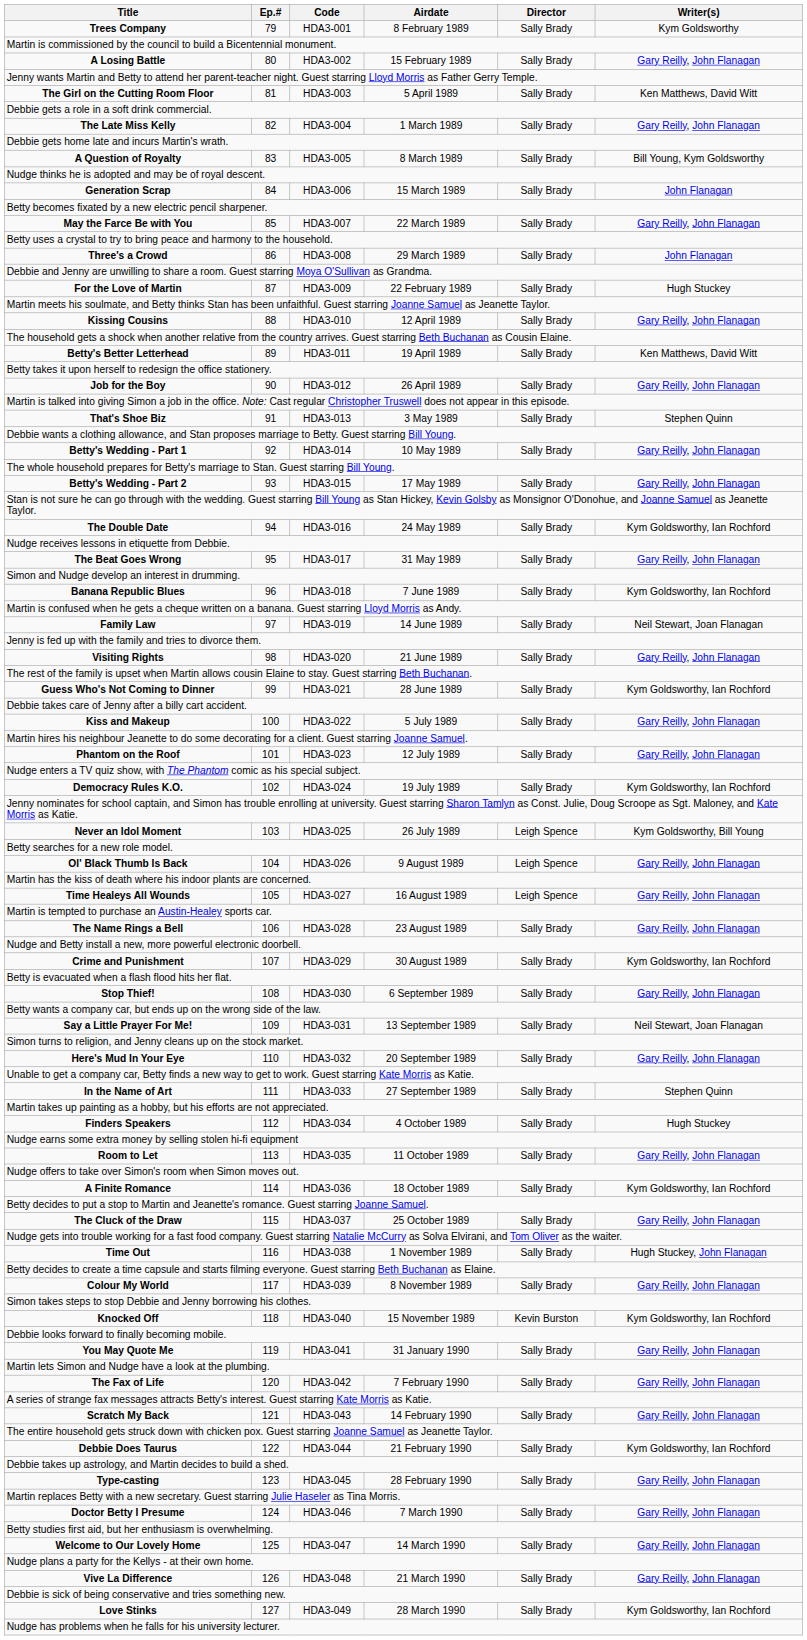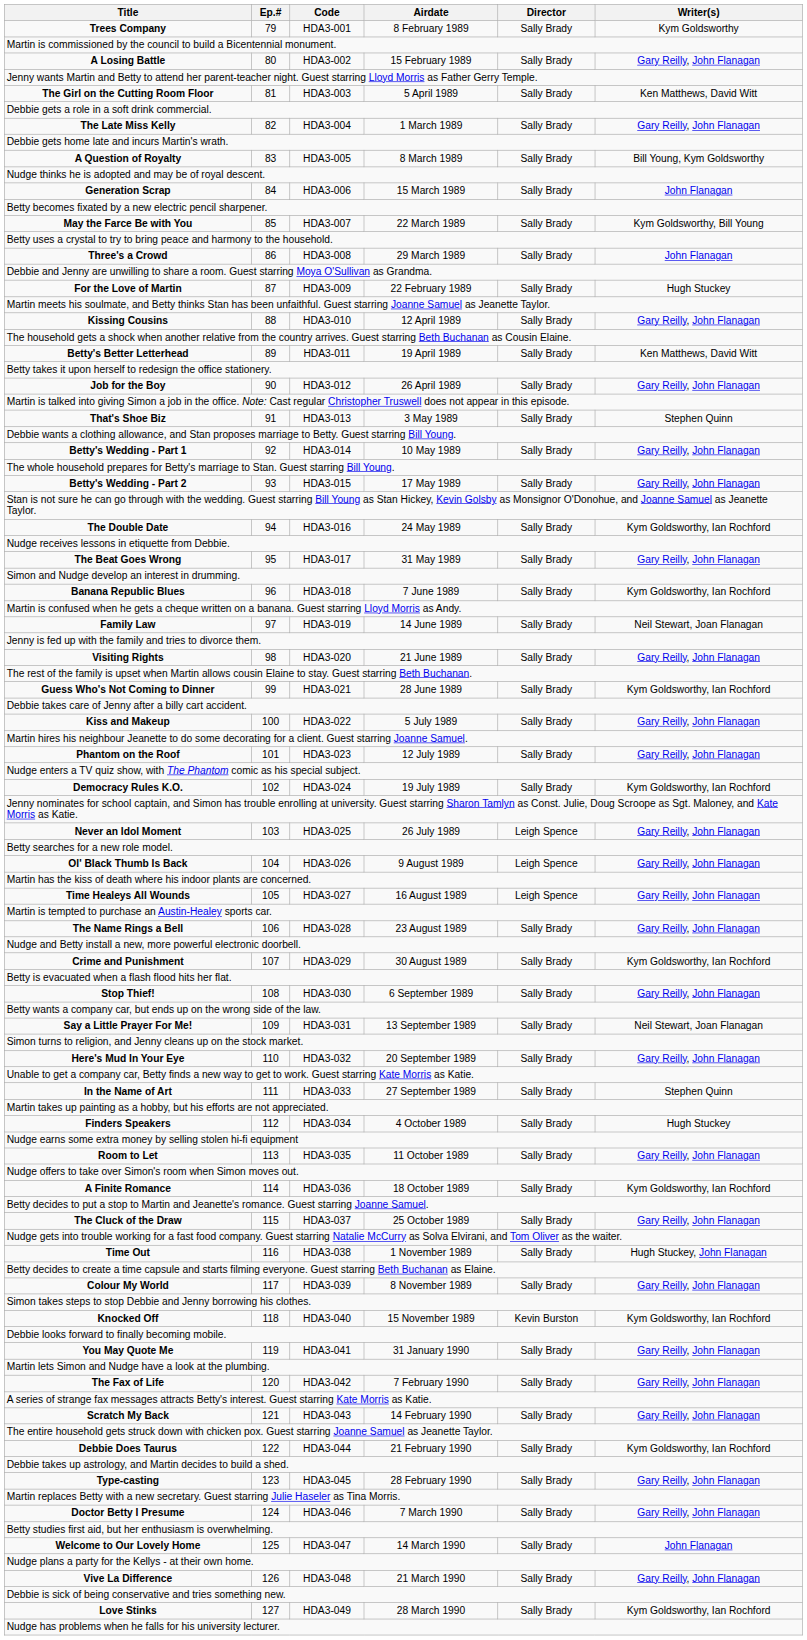(699, 223) Gary Reilly, John Flanagan -> (699, 223) Kym Goldsworthy, Bill Young
(699, 831) Kym Goldsworthy, Bill Young -> (699, 831) Gary Reilly, John Flanagan
(699, 1545) Gary Reilly, John Flanagan -> (699, 1545) John Flanagan
